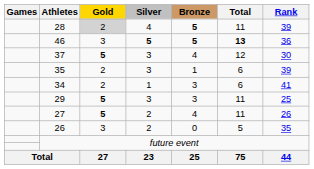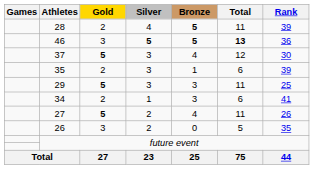(103, 27) lightgrey background -> (103, 27) no background
rows swapped: (60, 85) <-> (60, 99)
